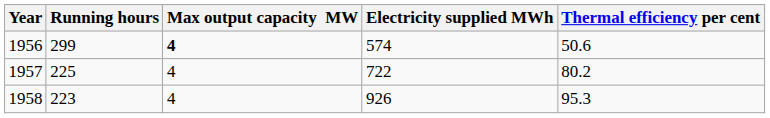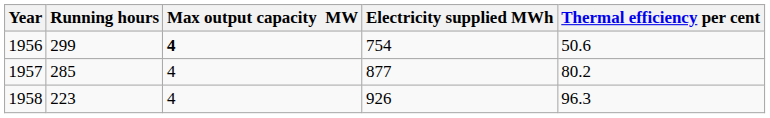(379, 44) 574 -> (379, 44) 754
(63, 71) 225 -> (63, 71) 285
(379, 71) 722 -> (379, 71) 877
(576, 98) 95.3 -> (576, 98) 96.3
